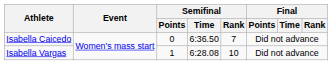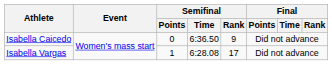(234, 39) 7 -> (234, 39) 9
(234, 53) 10 -> (234, 53) 17
